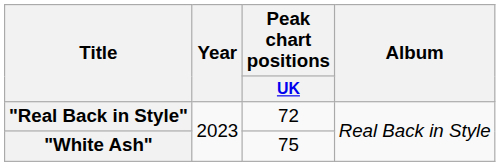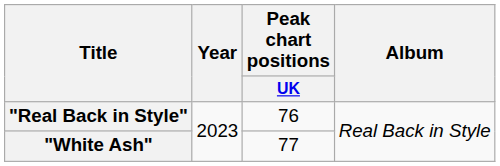(288, 116) 72 -> (288, 116) 76
(288, 145) 75 -> (288, 145) 77
